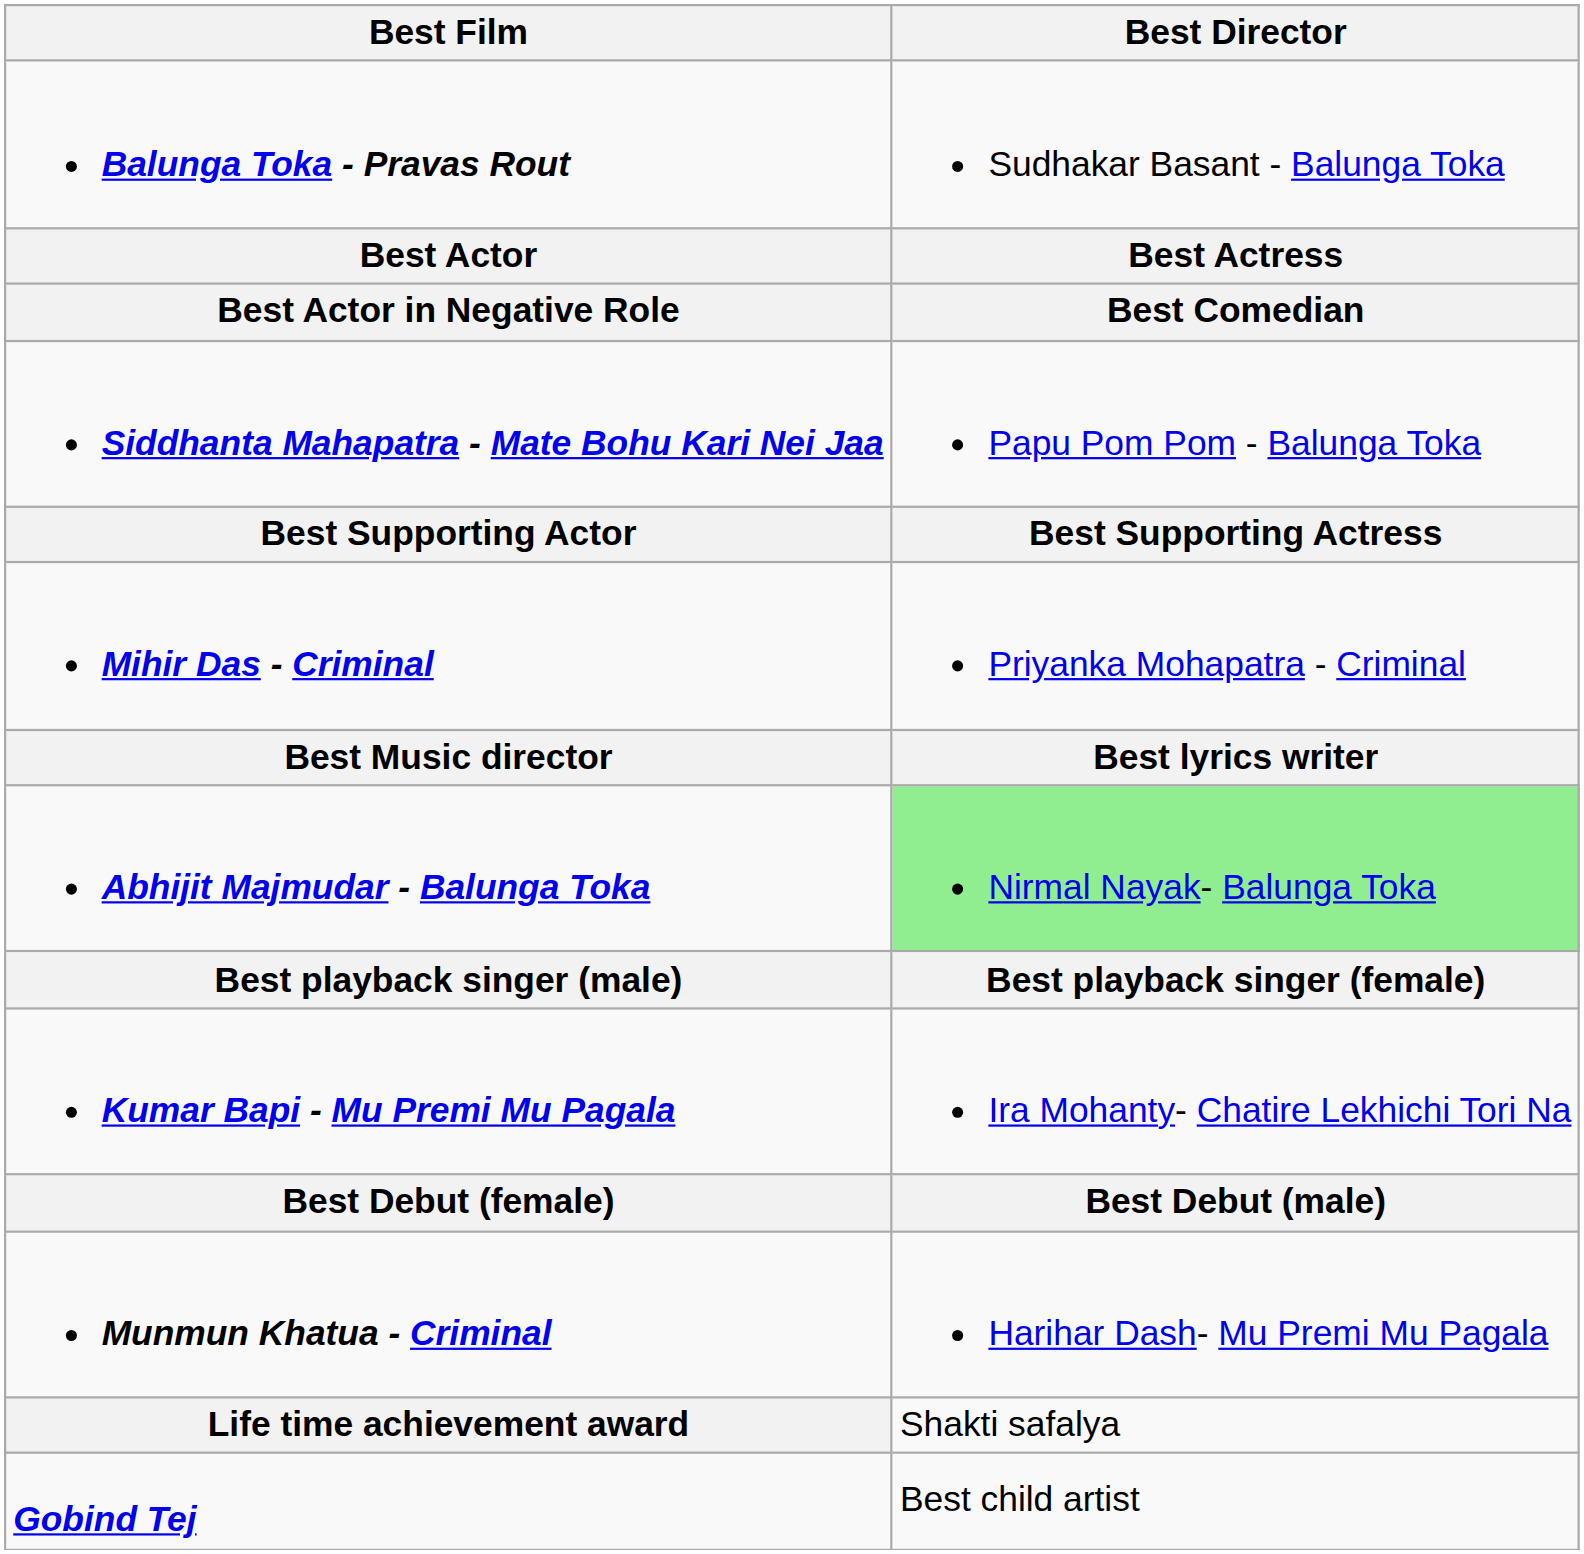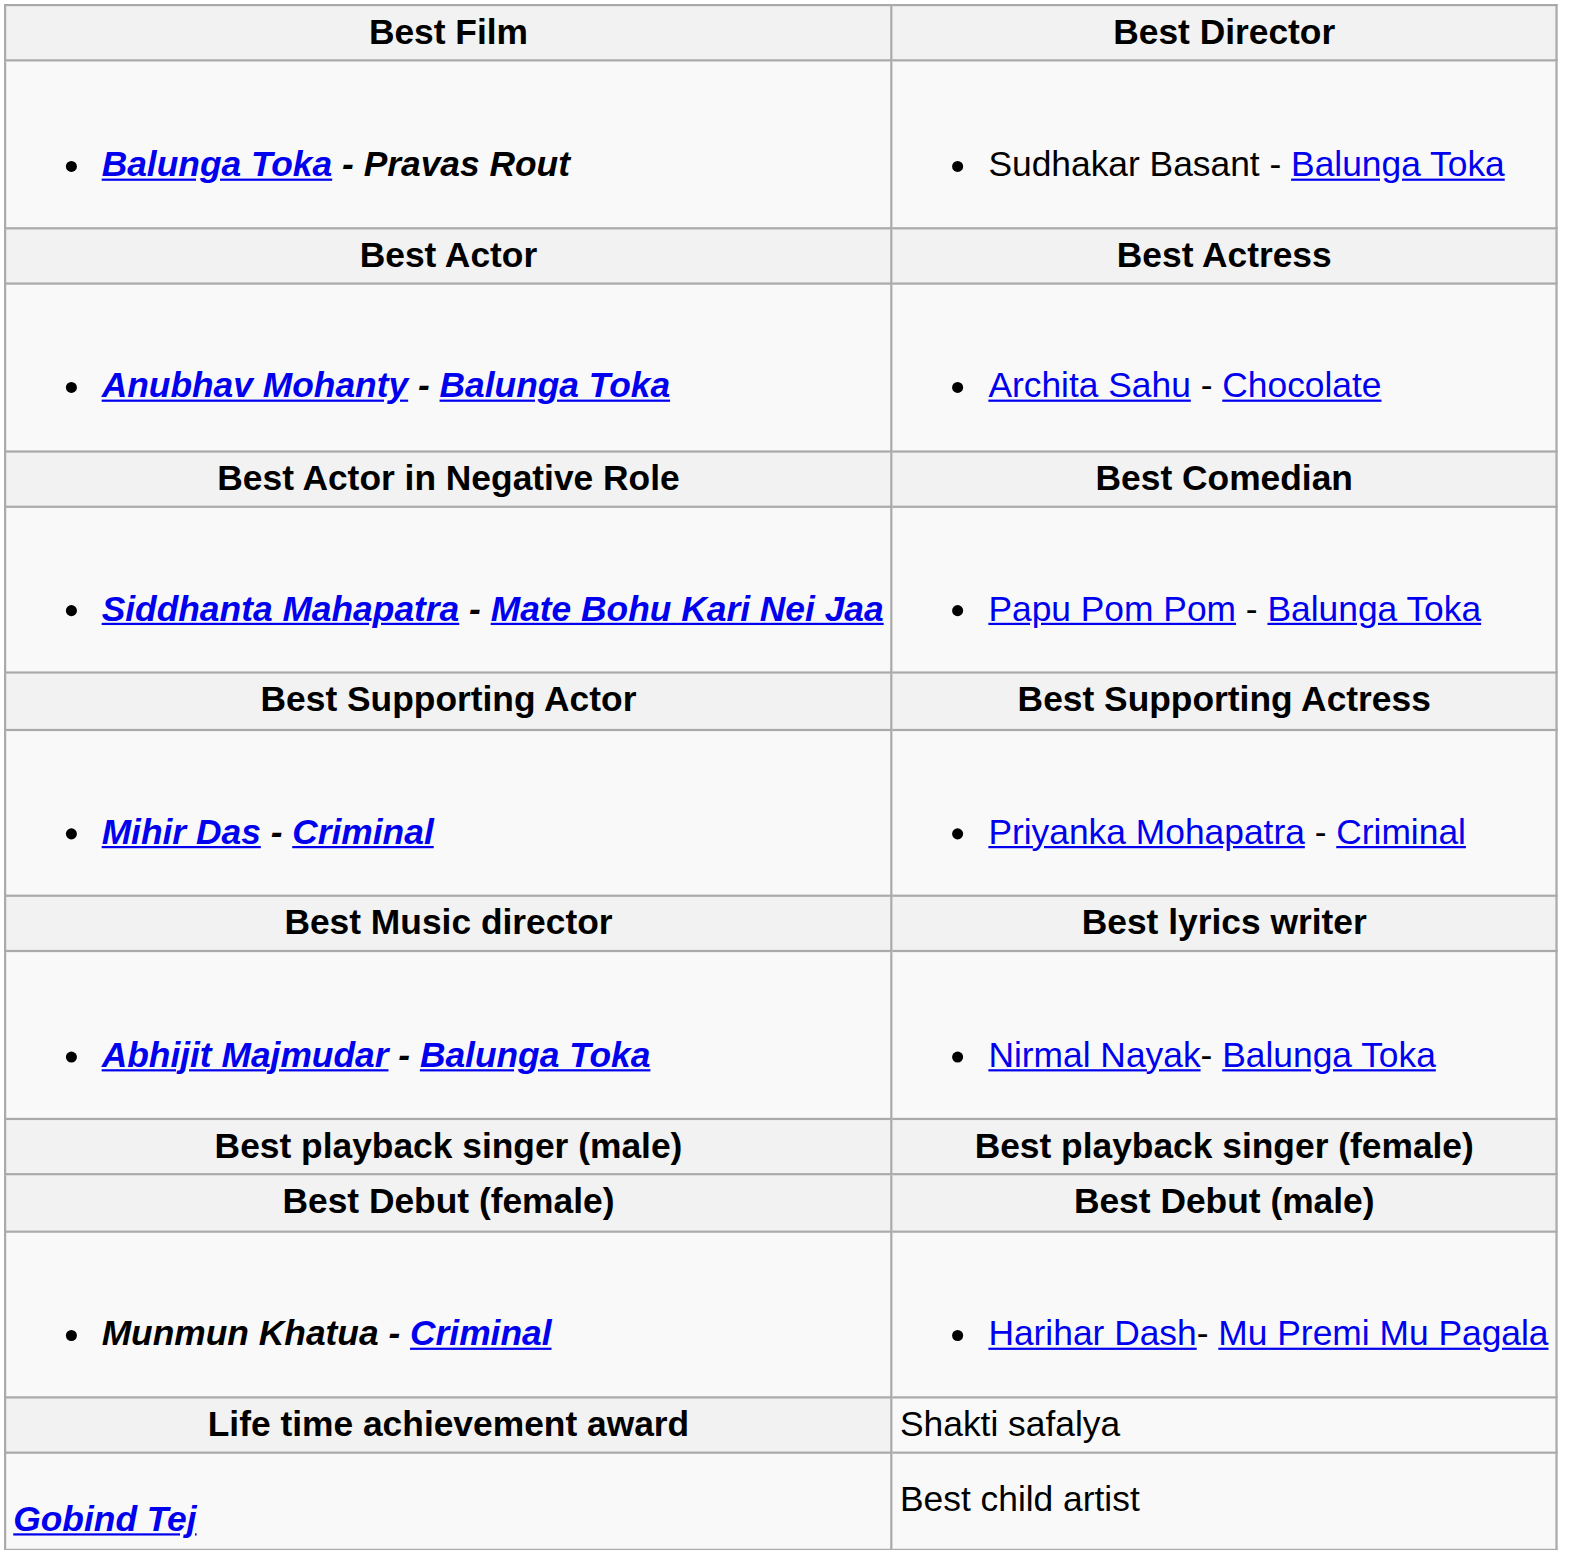+ row: (448, 387)
(1236, 888) lightgreen background -> (1224, 1055) no background
- row: (448, 1111)
